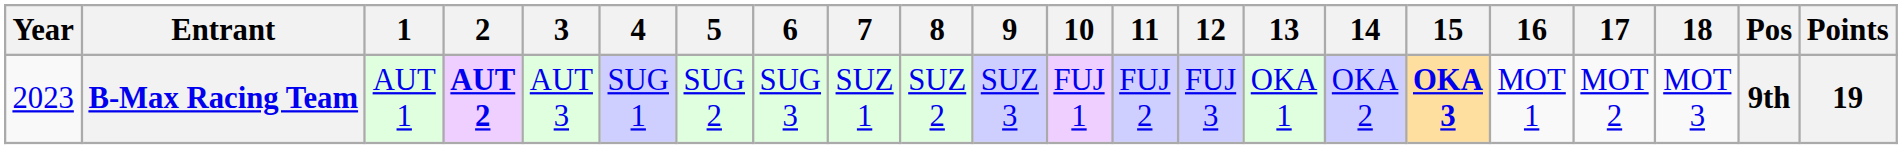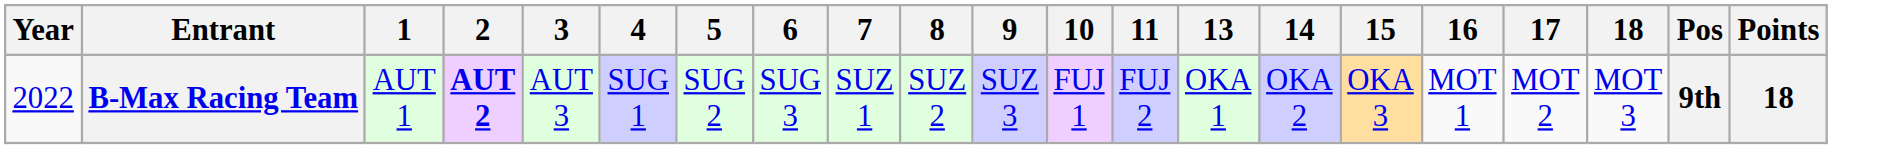- column: (1211, 29)
(43, 98) 2023 -> (43, 98) 2022
(1448, 98) bold -> (1380, 98) normal
(1848, 98) 19 -> (1778, 98) 18
